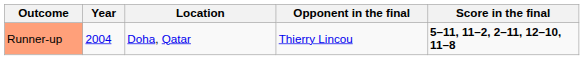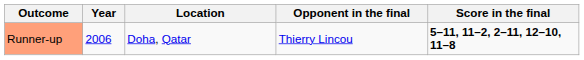(98, 38) 2004 -> (98, 38) 2006
